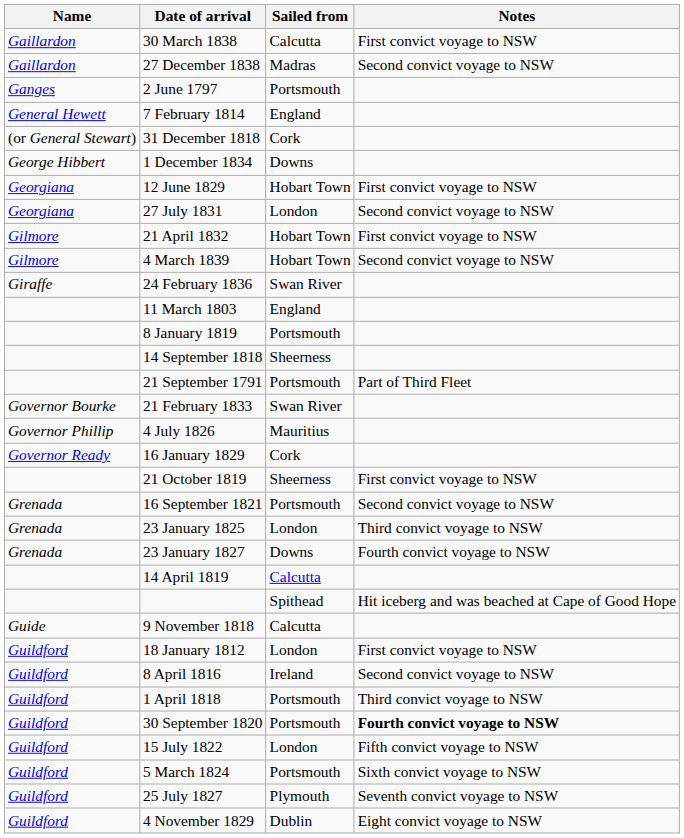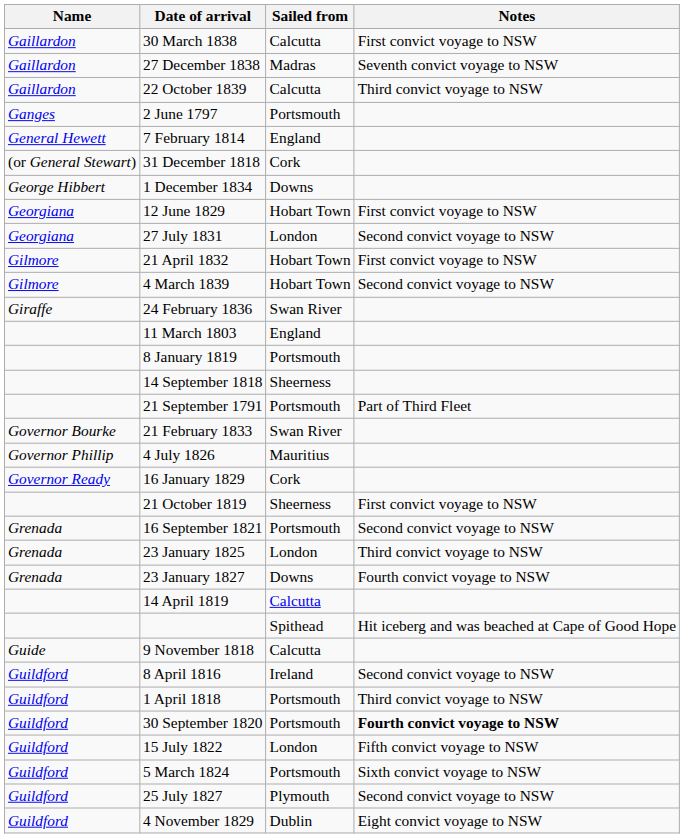(456, 65) Second convict voyage to NSW -> (458, 65) Seventh convict voyage to NSW
+ row: (195, 89)
- row: (194, 650)
(458, 796) Seventh convict voyage to NSW -> (456, 796) Second convict voyage to NSW
